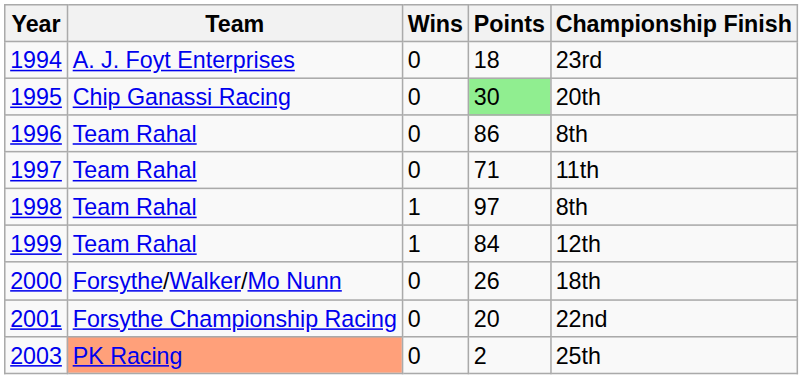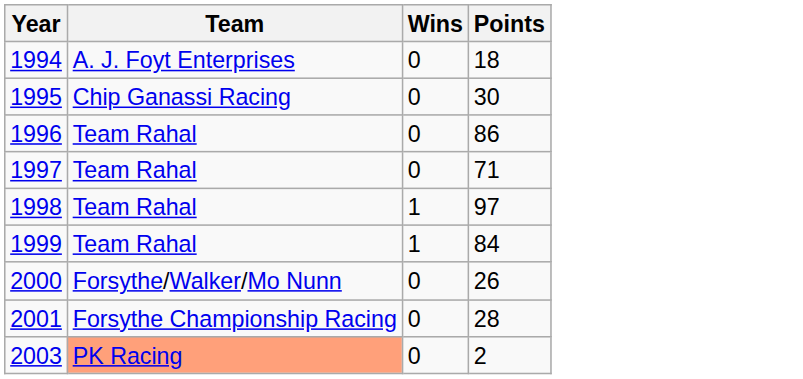- column: (674, 23)
(487, 97) lightgreen background -> (487, 97) no background
(487, 318) 20 -> (487, 318) 28
